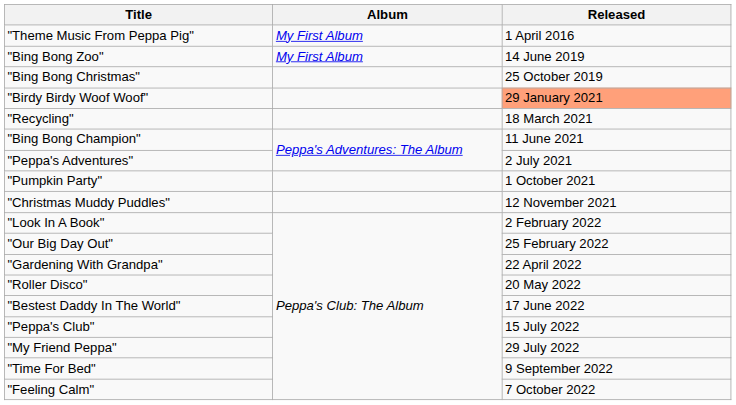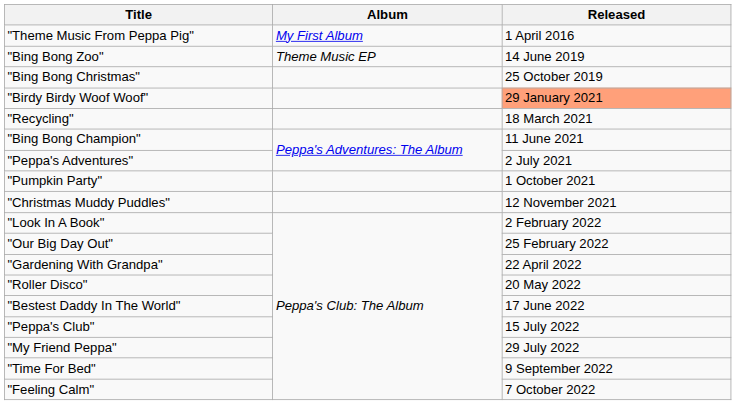(319, 56) My First Album -> (326, 56) Theme Music EP
